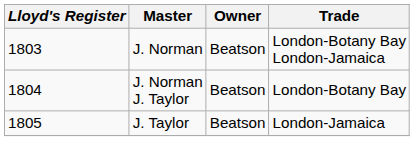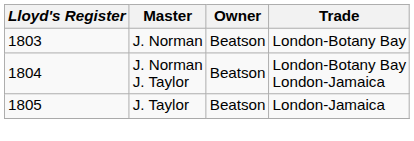(339, 49) London-Botany Bay London-Jamaica -> (339, 40) London-Botany Bay
(339, 90) London-Botany Bay -> (339, 73) London-Botany Bay London-Jamaica
